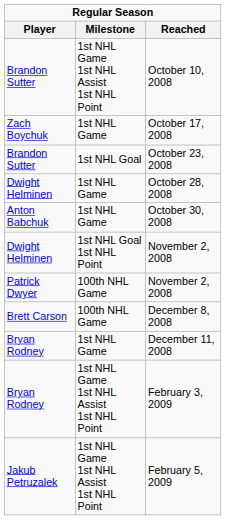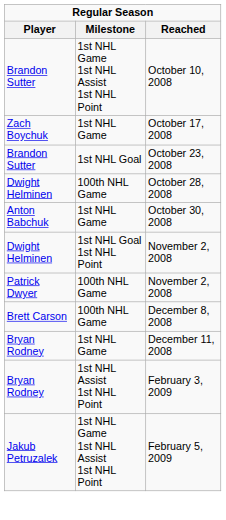(97, 188) 1st NHL Game -> (103, 188) 100th NHL Game
(97, 399) 1st NHL Game 1st NHL Assist 1st NHL Point -> (97, 386) 1st NHL Assist 1st NHL Point
